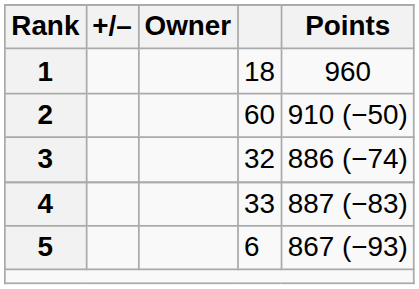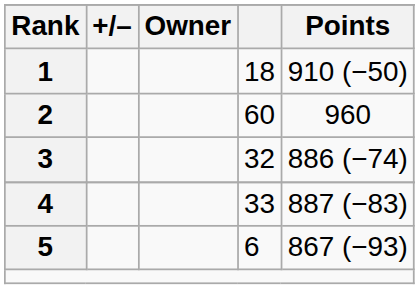(348, 70) 960 -> (348, 70) 910 (−50)
(348, 114) 910 (−50) -> (348, 114) 960
